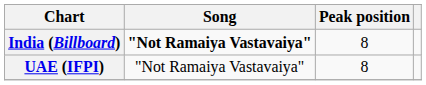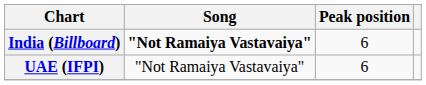(364, 42) 8 -> (364, 42) 6
(364, 67) 8 -> (364, 67) 6
